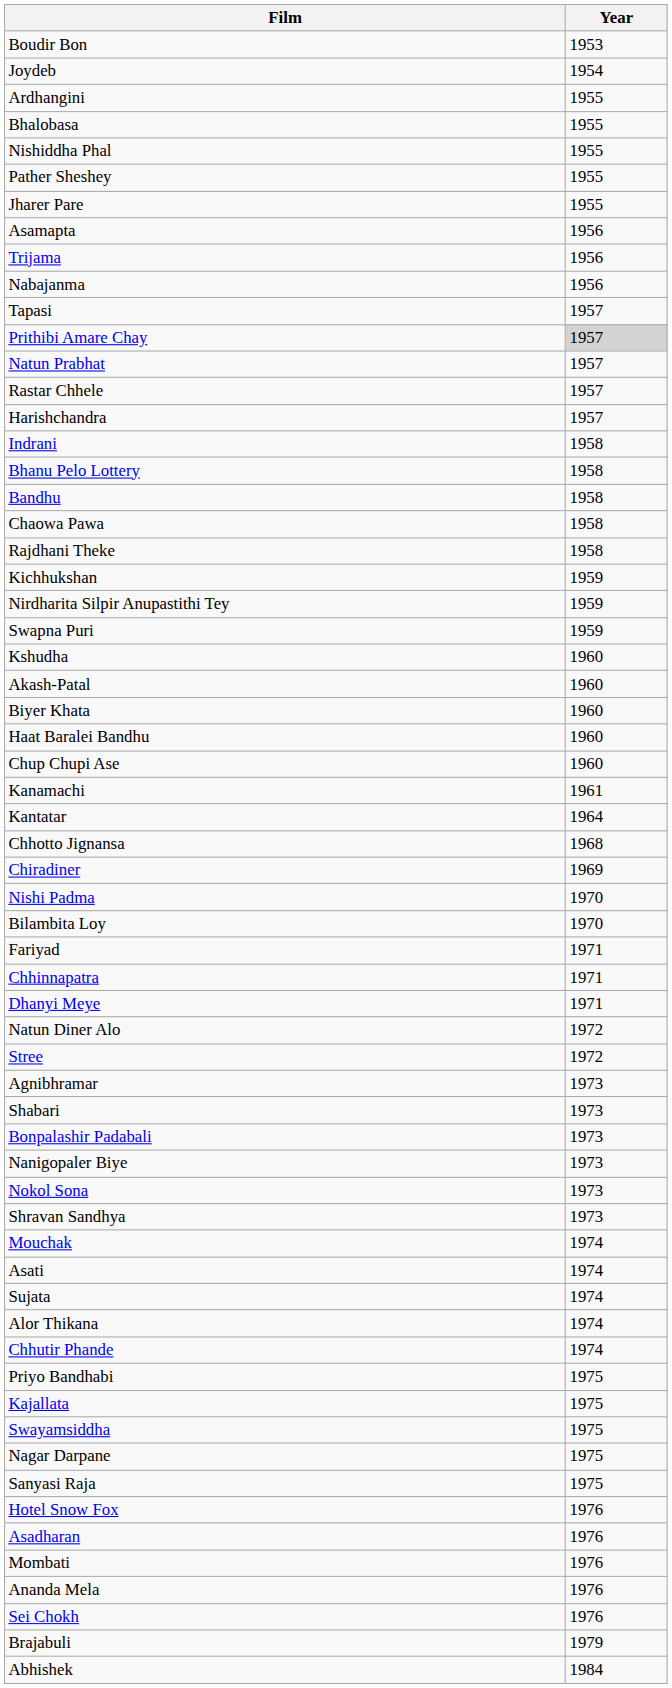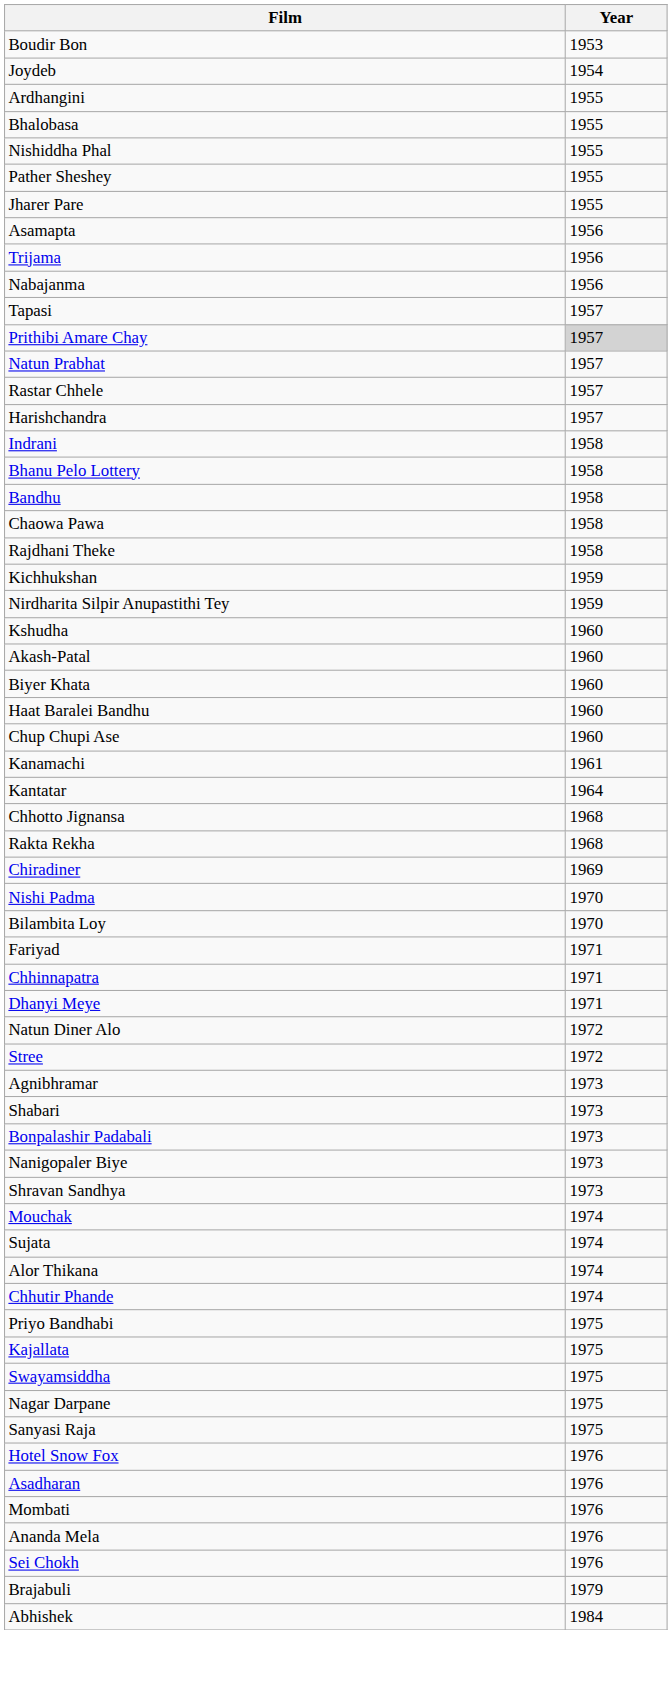- row: (51, 630)
+ row: (52, 843)
- row: (48, 1190)
- row: (26, 1270)
